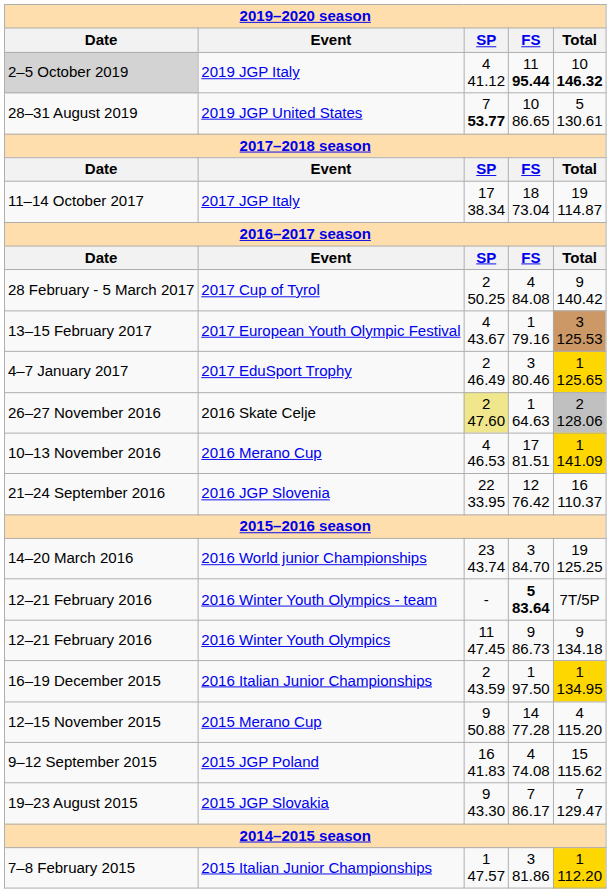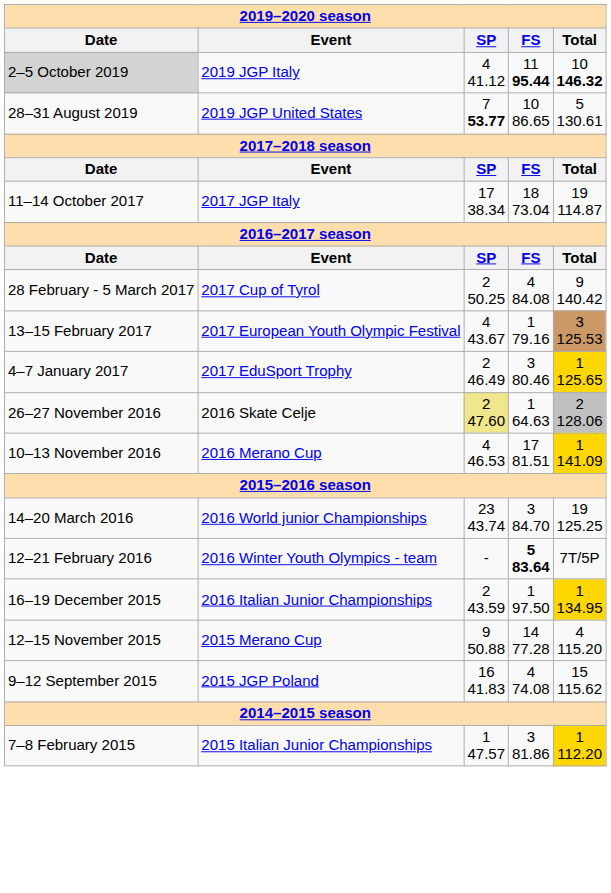- row: (266, 494)
- row: (296, 640)
- row: (265, 803)
